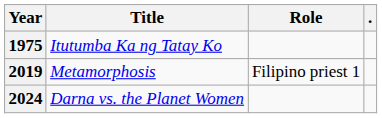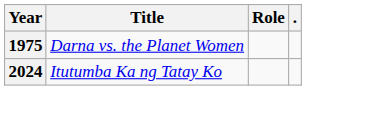(136, 44) Itutumba Ka ng Tatay Ko -> (147, 44) Darna vs. the Planet Women
- row: (25, 71)
(147, 98) Darna vs. the Planet Women -> (136, 71) Itutumba Ka ng Tatay Ko
